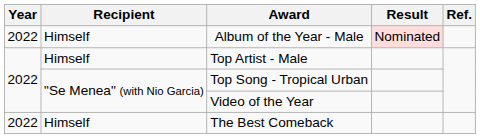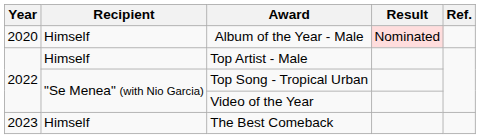(23, 36) 2022 -> (23, 36) 2020
(23, 123) 2022 -> (23, 123) 2023
